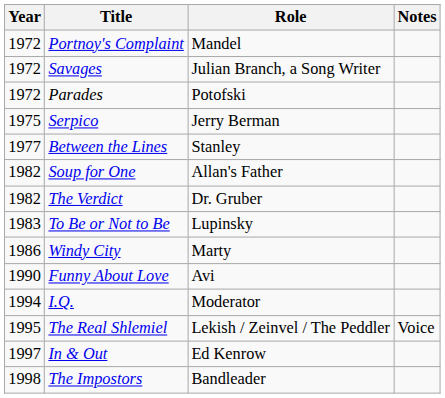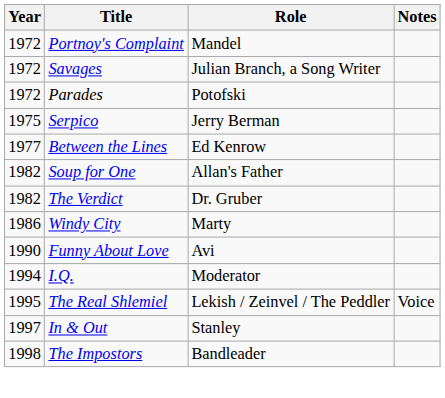(216, 146) Stanley -> (229, 146) Ed Kenrow
- row: (109, 224)
(229, 353) Ed Kenrow -> (216, 328) Stanley
